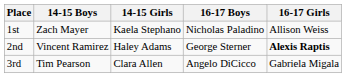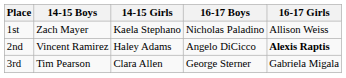(218, 47) George Sterner -> (221, 47) Angelo DiCicco
(221, 64) Angelo DiCicco -> (218, 64) George Sterner
